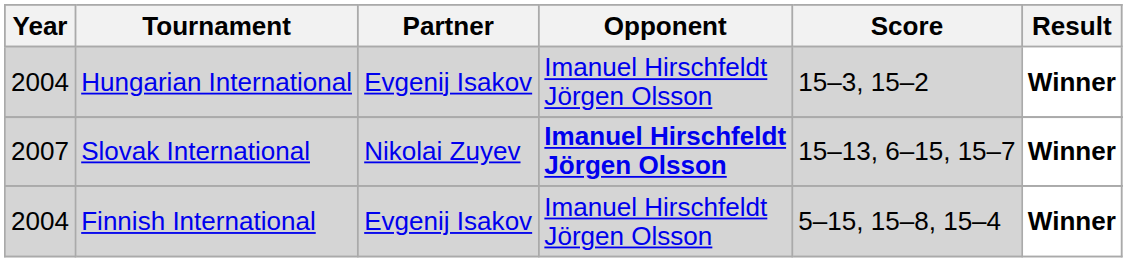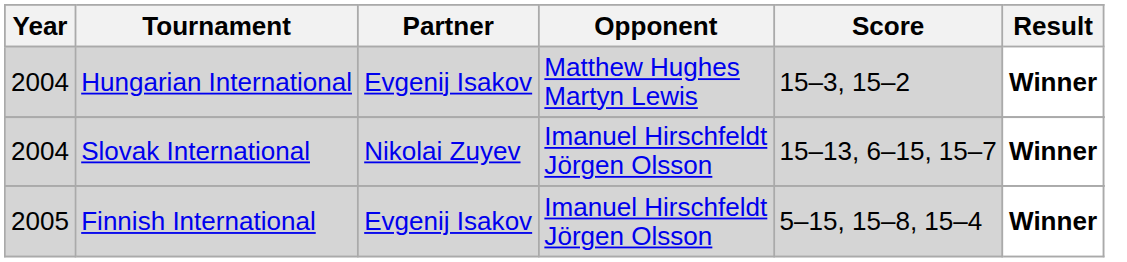(656, 82) Imanuel Hirschfeldt Jörgen Olsson -> (642, 82) Matthew Hughes Martyn Lewis
(40, 152) 2007 -> (40, 152) 2004
(665, 152) bold -> (656, 152) normal
(40, 222) 2004 -> (40, 222) 2005
